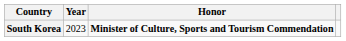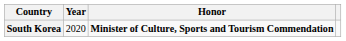(76, 28) 2023 -> (76, 28) 2020
